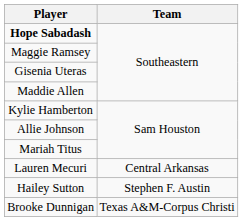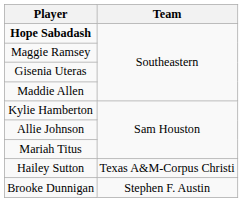- row: (51, 168)
(167, 187) Stephen F. Austin -> (167, 168) Texas A&M-Corpus Christi
(167, 206) Texas A&M-Corpus Christi -> (167, 187) Stephen F. Austin
